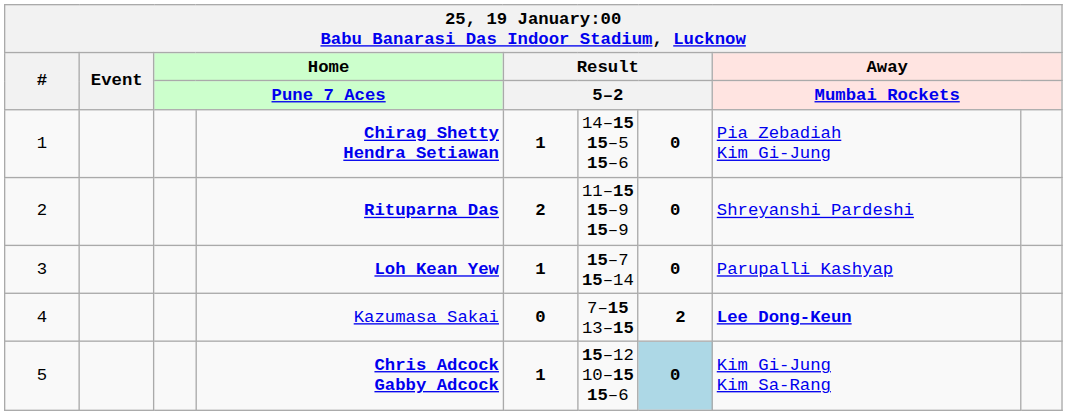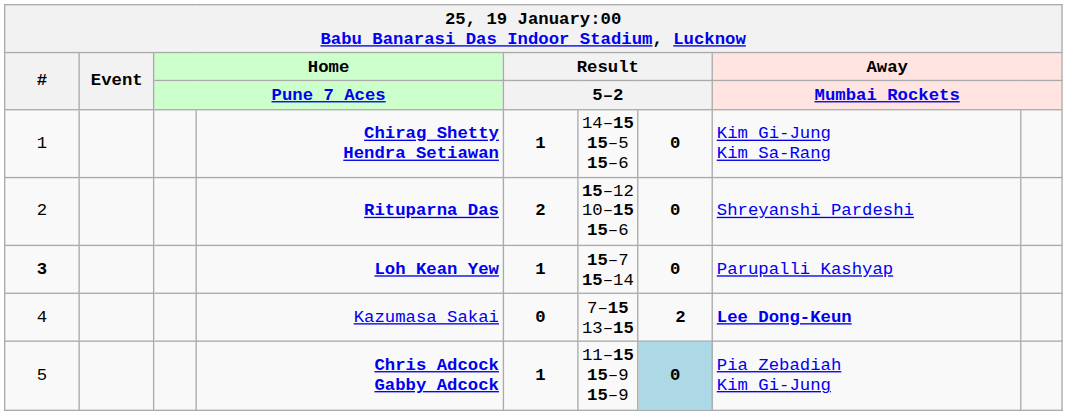(779, 143) Pia Zebadiah Kim Gi-Jung -> (774, 143) Kim Gi-Jung Kim Sa-Rang
(608, 211) 11–15 15–9 15–9 -> (608, 211) 15–12 10–15 15–6
(42, 269) normal -> (42, 269) bold
(608, 376) 15–12 10–15 15–6 -> (608, 376) 11–15 15–9 15–9
(774, 376) Kim Gi-Jung Kim Sa-Rang -> (779, 376) Pia Zebadiah Kim Gi-Jung
